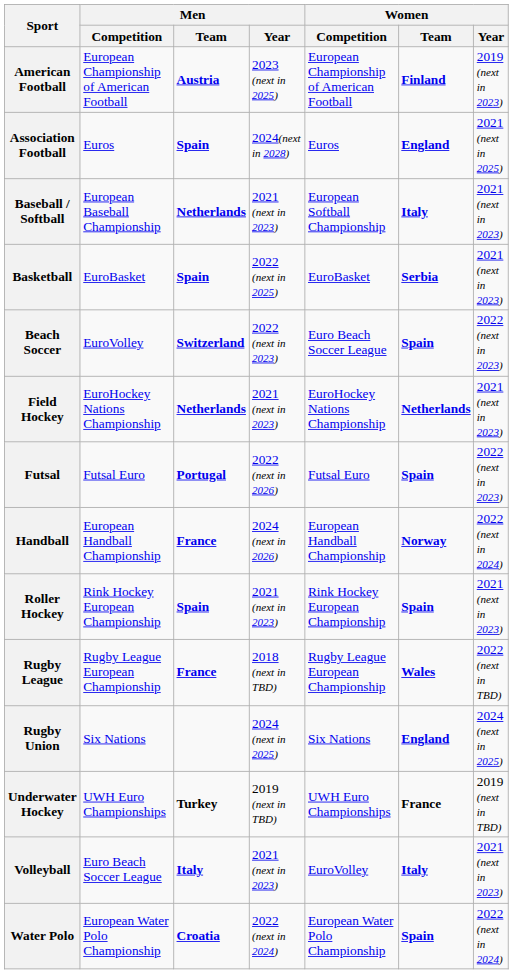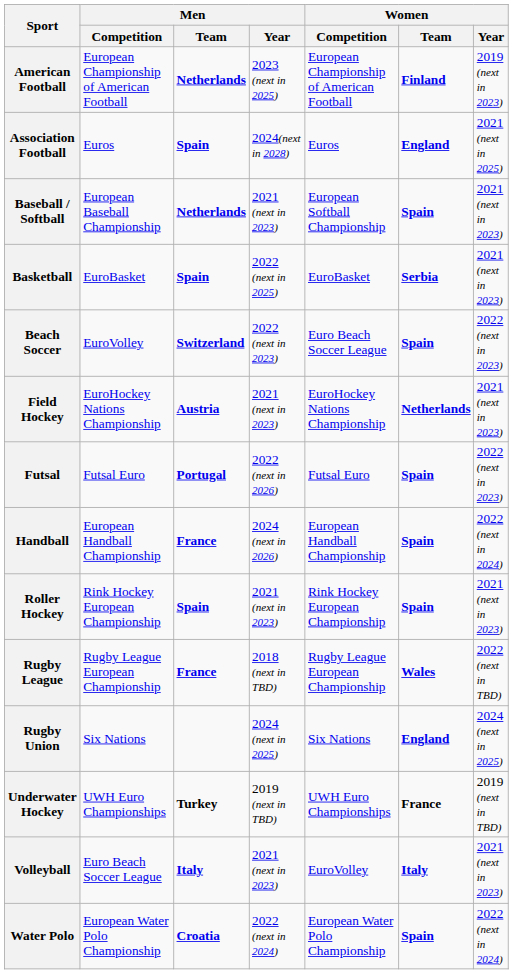(198, 79) Austria -> (211, 79) Netherlands
(415, 211) Italy -> (418, 211) Spain
(211, 408) Netherlands -> (198, 408) Austria
(424, 540) Norway -> (418, 540) Spain
